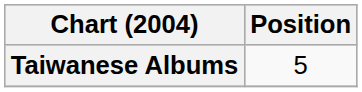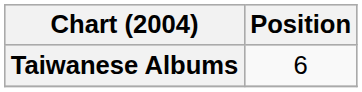(301, 65) 5 -> (301, 65) 6
